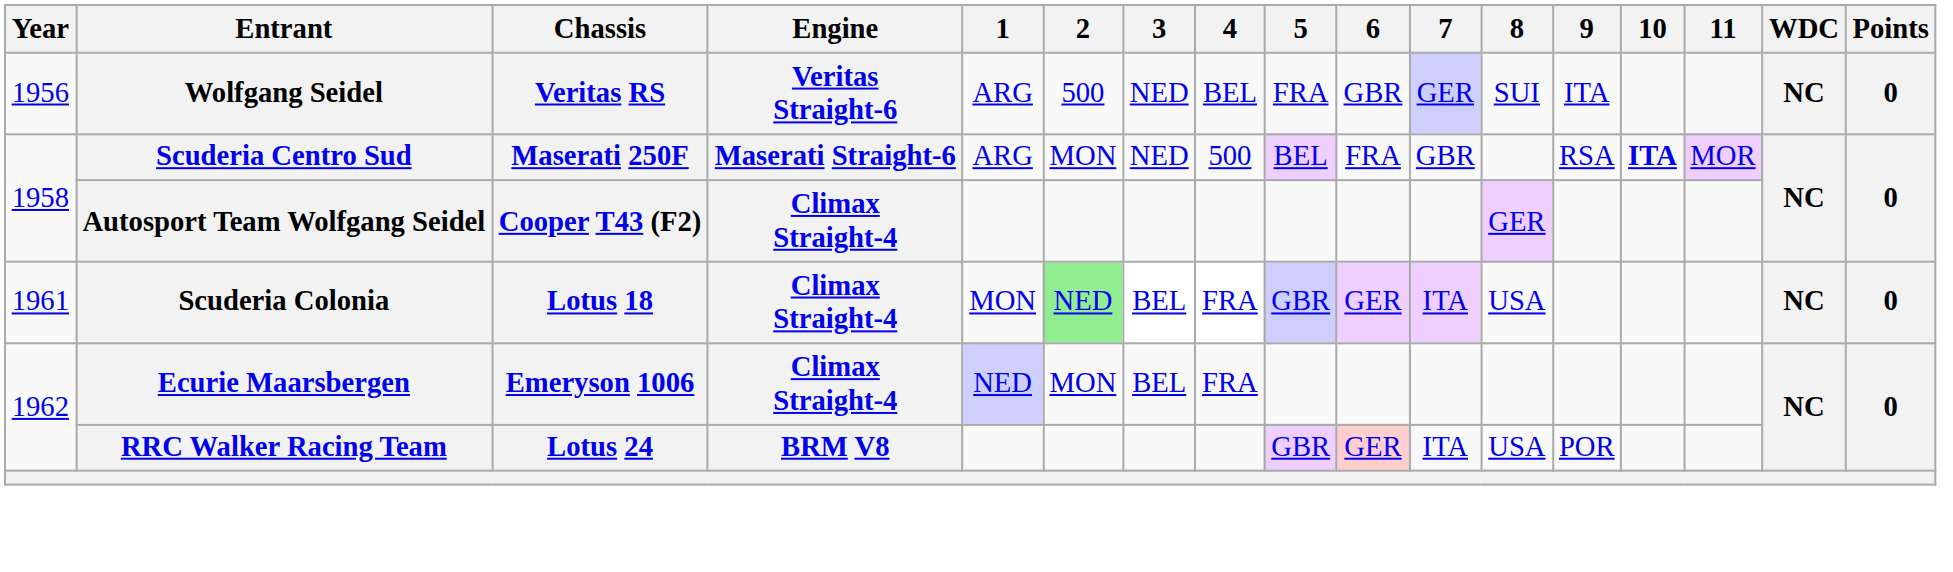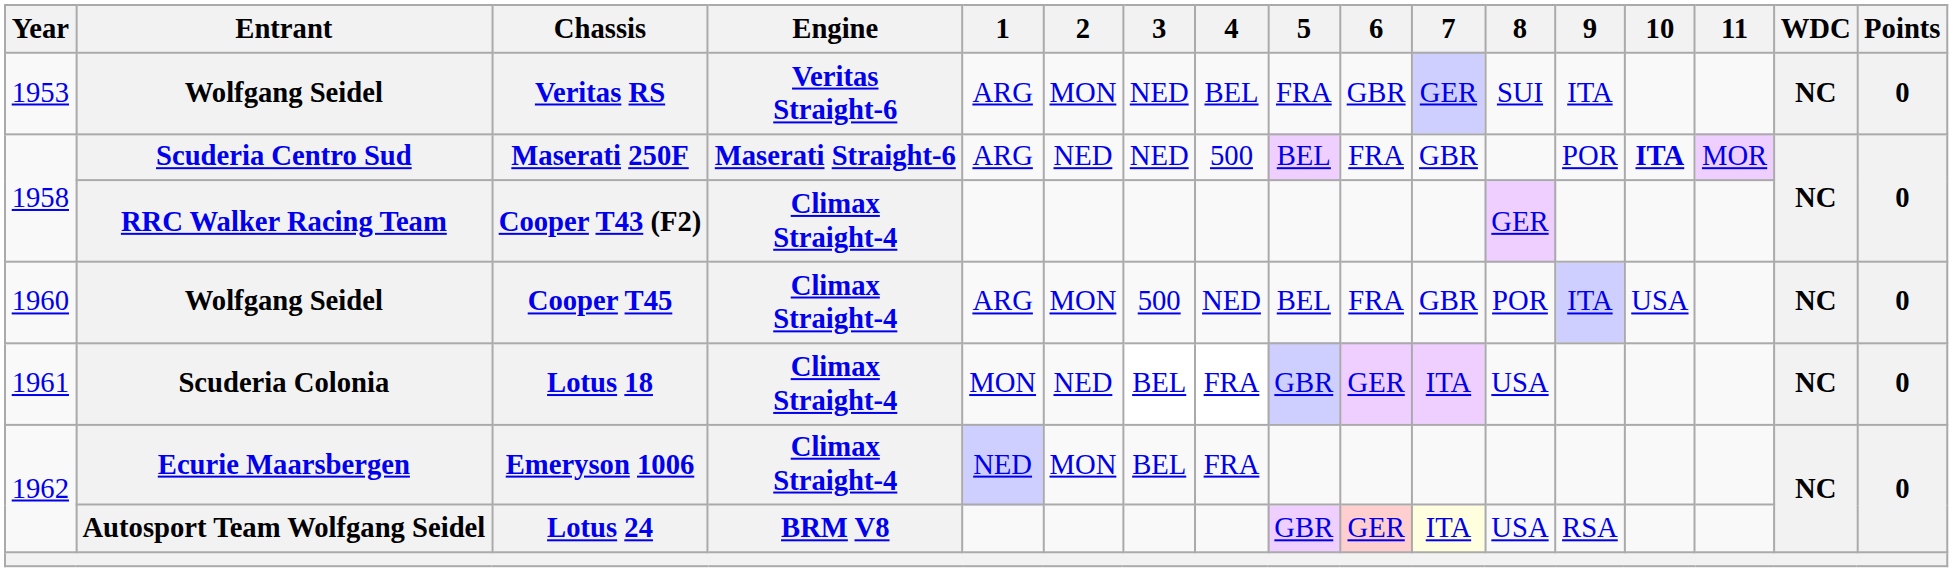(40, 92) 1956 -> (40, 92) 1953
(1083, 92) 500 -> (1083, 92) MON
(1083, 156) MON -> (1083, 156) NED
(1587, 156) RSA -> (1590, 156) POR
(284, 221) Autosport Team Wolfgang Seidel -> (284, 221) RRC Walker Racing Team
+ row: (600, 302)
(1083, 302) lightgreen background -> (1083, 383) no background
(284, 447) RRC Walker Racing Team -> (284, 528) Autosport Team Wolfgang Seidel
(1445, 447) no background -> (1448, 528) lightyellow background
(1587, 447) POR -> (1590, 528) RSA
